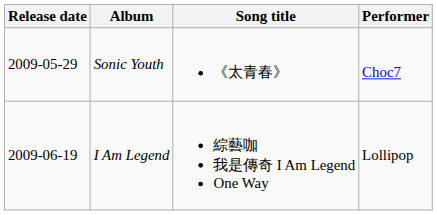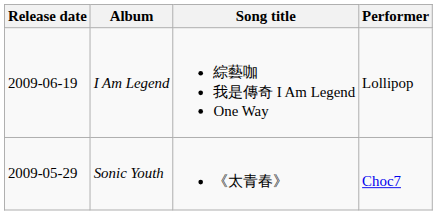rows swapped: (129, 64) <-> (132, 155)
